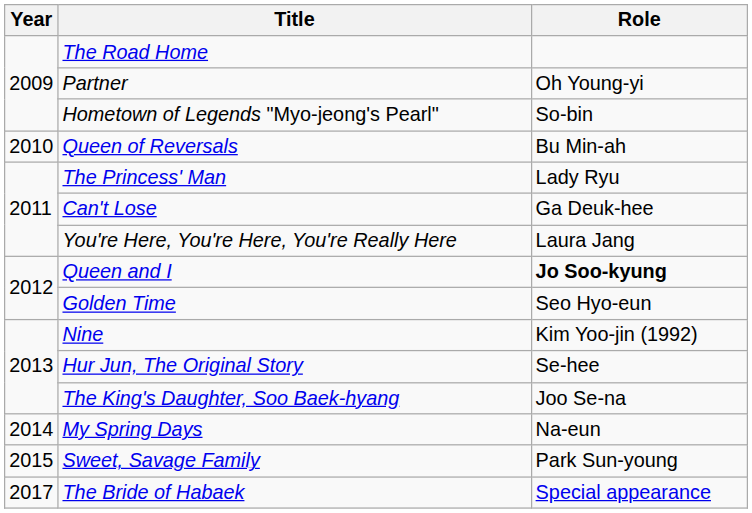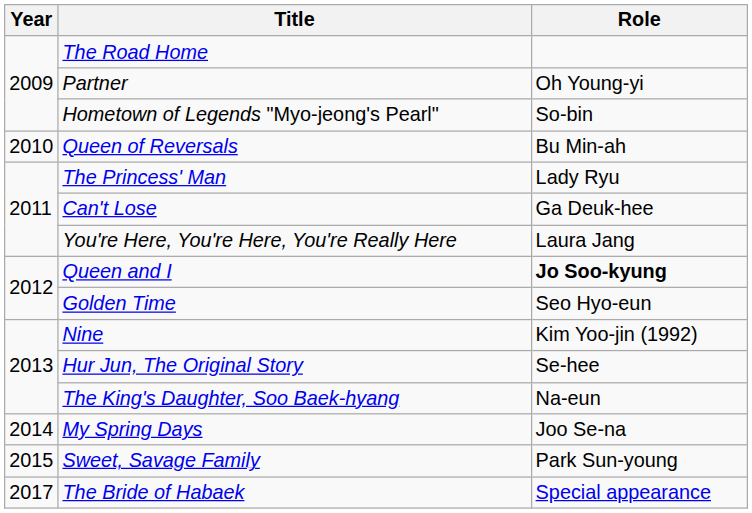(581, 397) Joo Se-na -> (568, 397) Na-eun
(568, 429) Na-eun -> (581, 429) Joo Se-na
